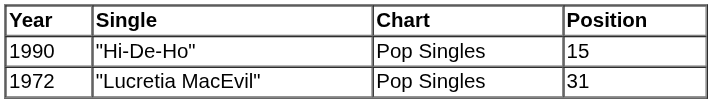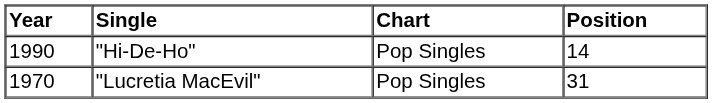(578, 51) 15 -> (578, 51) 14
(32, 81) 1972 -> (32, 81) 1970
